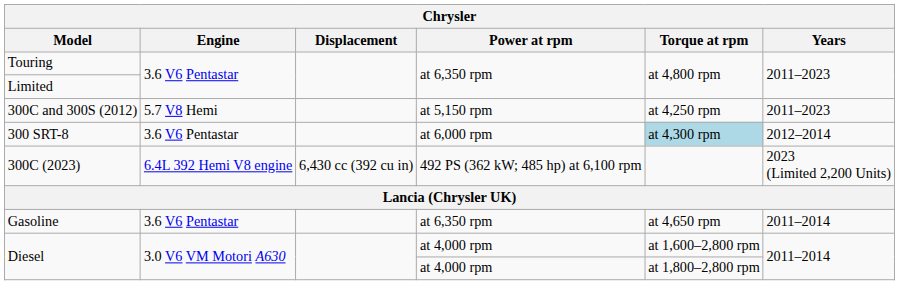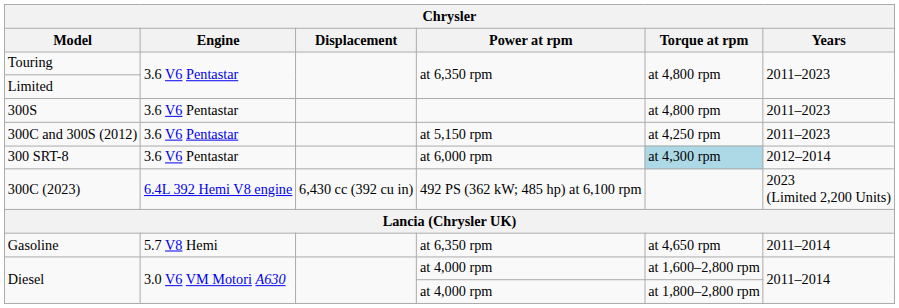+ row: (22, 110)
(181, 110) 5.7 V8 Hemi -> (191, 134) 3.6 V6 Pentastar
(191, 221) 3.6 V6 Pentastar -> (181, 245) 5.7 V8 Hemi
